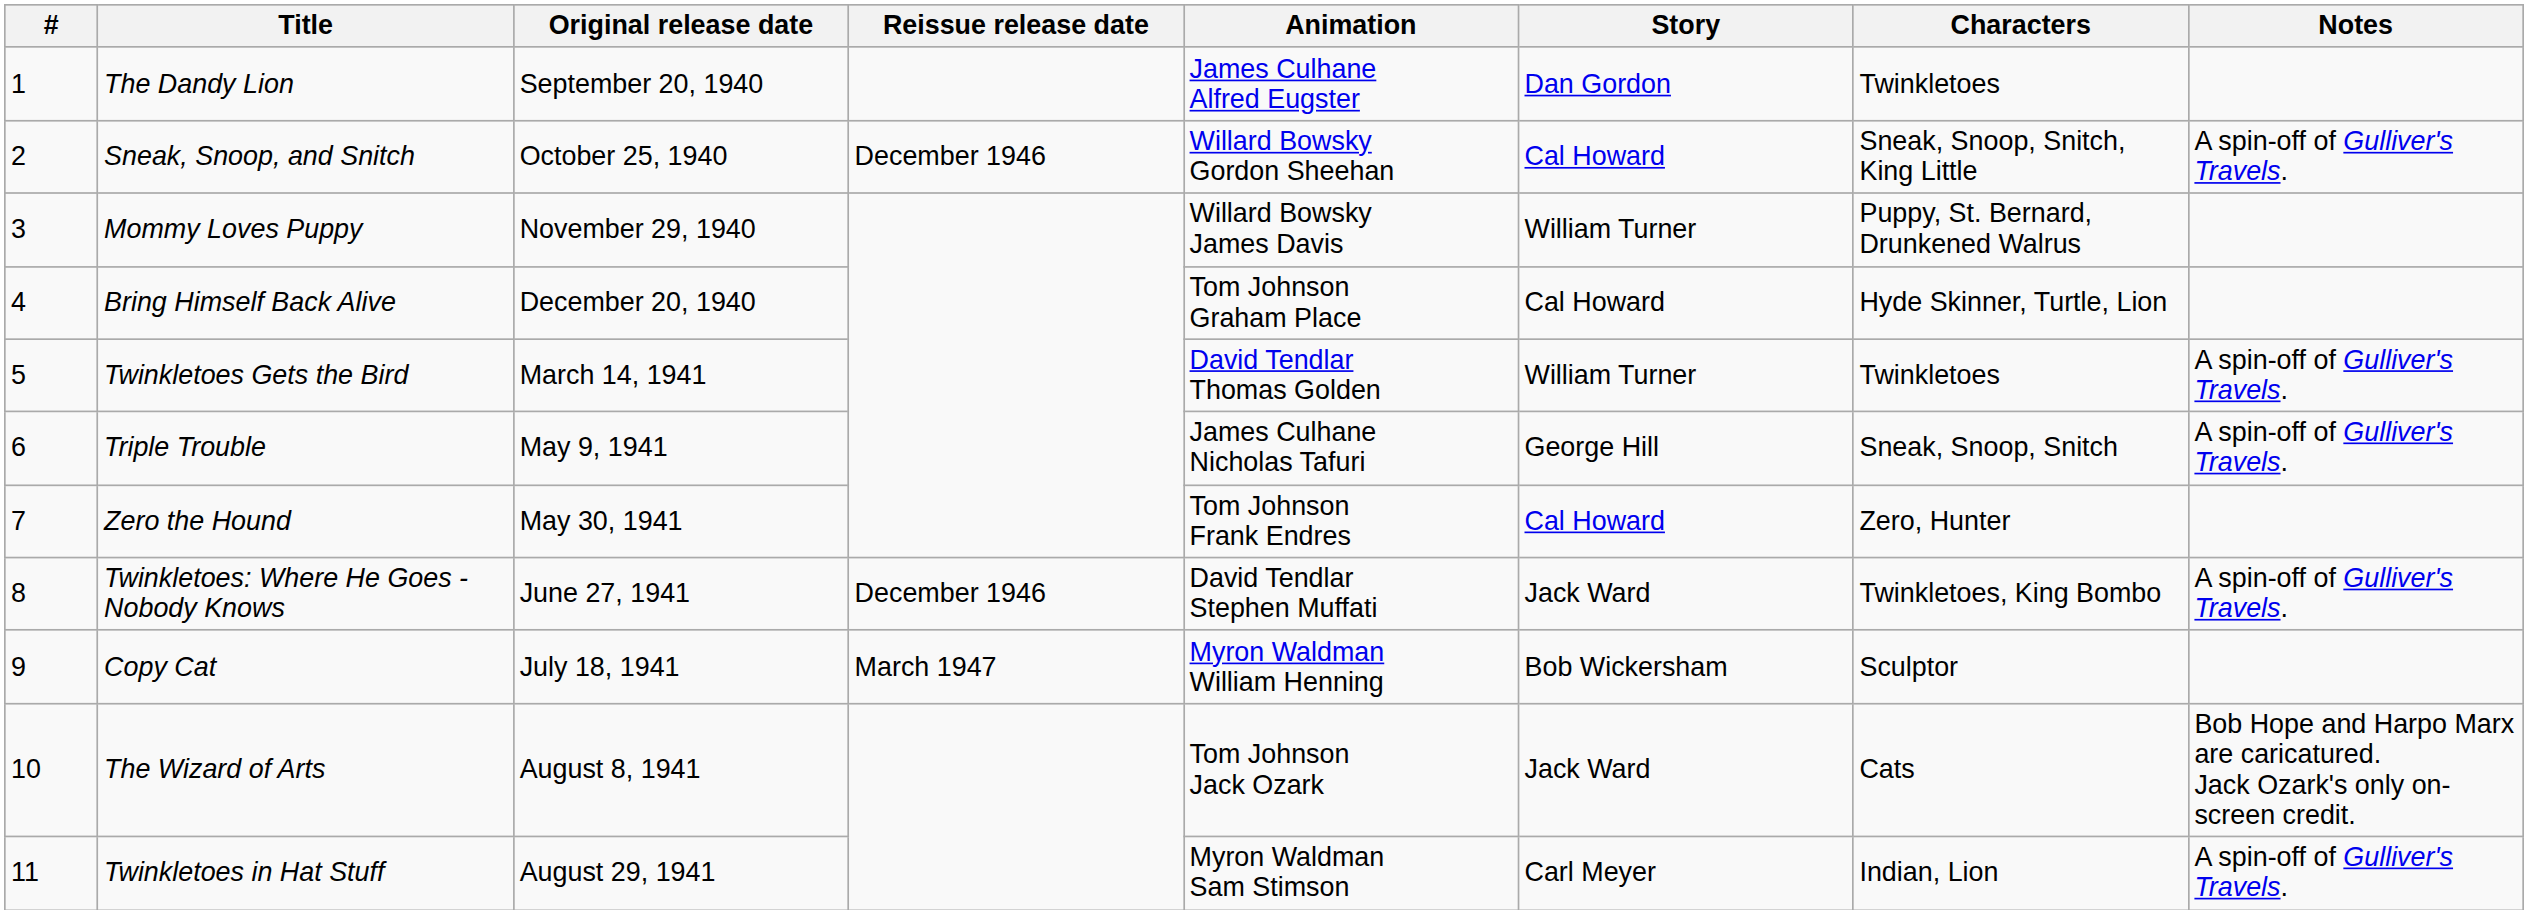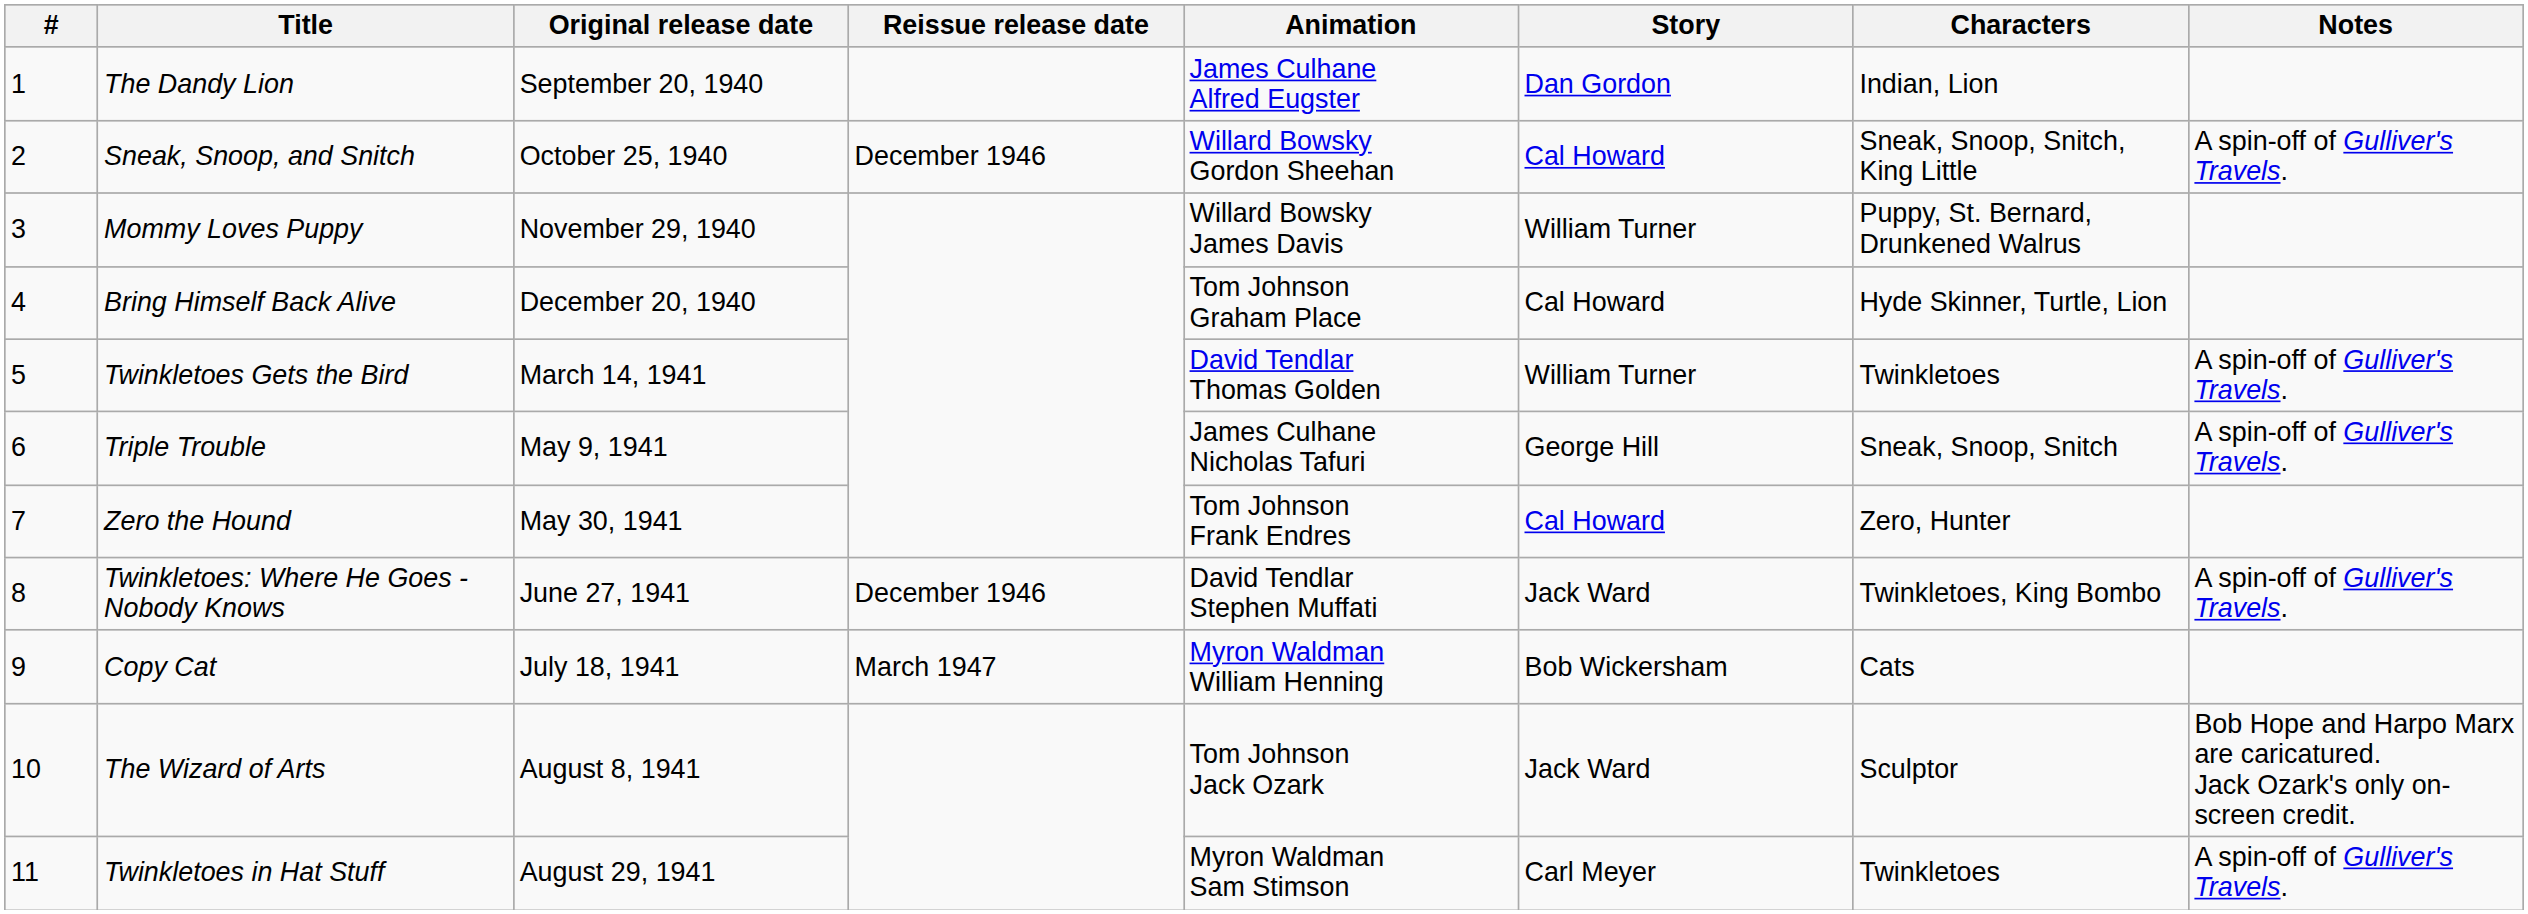(1930, 83) Twinkletoes -> (1929, 83) Indian, Lion
(1909, 666) Sculptor -> (1887, 666) Cats
(1887, 769) Cats -> (1909, 769) Sculptor
(1929, 872) Indian, Lion -> (1930, 872) Twinkletoes
